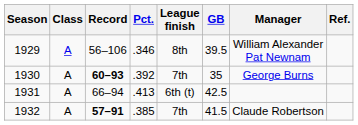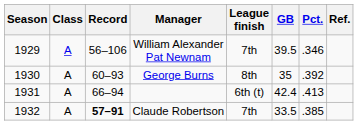columns swapped: (144, 19) <-> (278, 19)
(180, 50) 8th -> (249, 50) 7th
(108, 75) bold -> (108, 75) normal
(180, 75) 7th -> (249, 75) 8th
(216, 93) 42.5 -> (285, 93) 42.4
(216, 111) 41.5 -> (285, 111) 33.5
